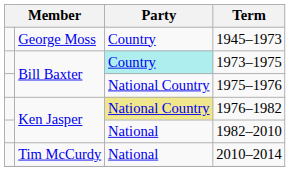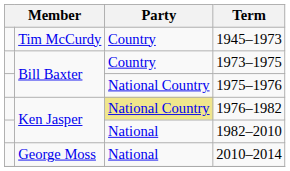(57, 39) George Moss -> (60, 39) Tim McCurdy
(132, 62) paleturquoise background -> (132, 62) no background
(60, 154) Tim McCurdy -> (57, 154) George Moss
